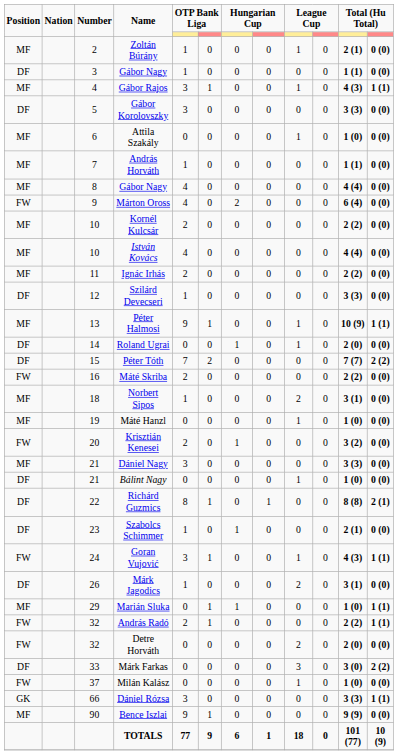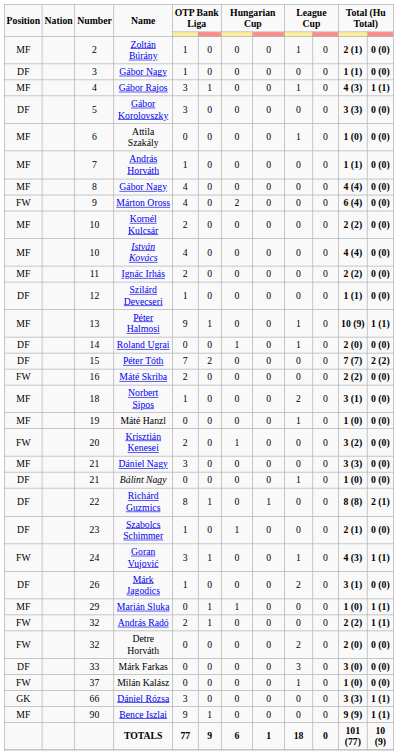(353, 296) 3 (3) -> (353, 296) 1 (1)
(380, 666) 2 (2) -> (380, 666) 0 (0)
(380, 714) 0 (0) -> (380, 714) 1 (1)
